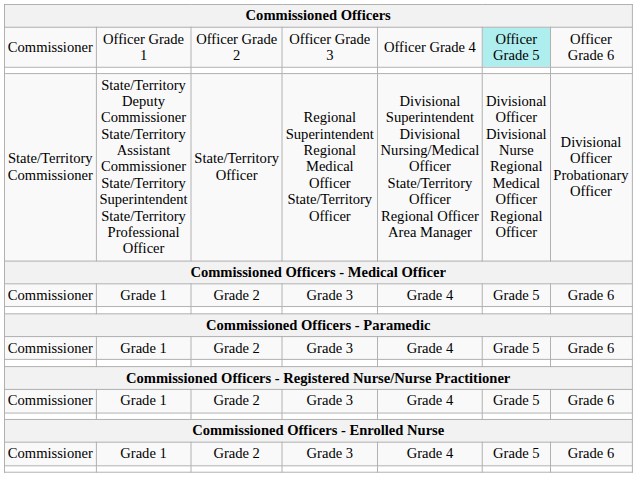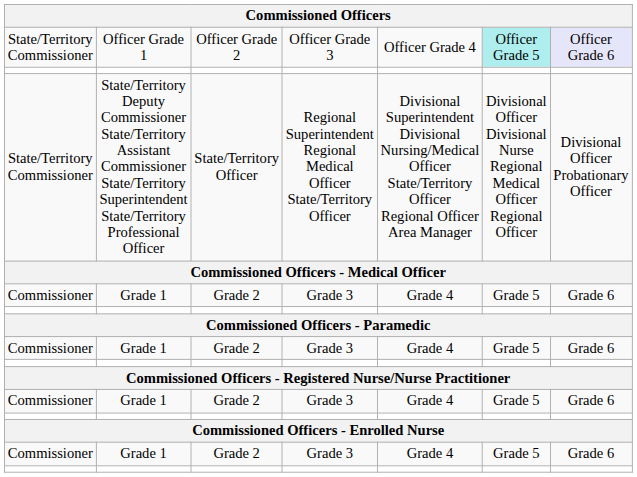(50, 47) Commissioner -> (50, 47) State/Territory Commissioner
(591, 47) no background -> (591, 47) lavender background
